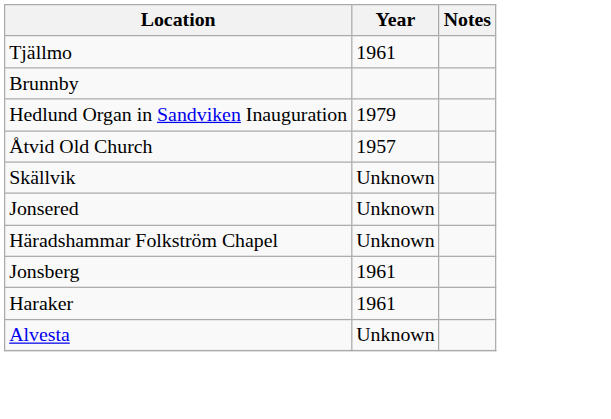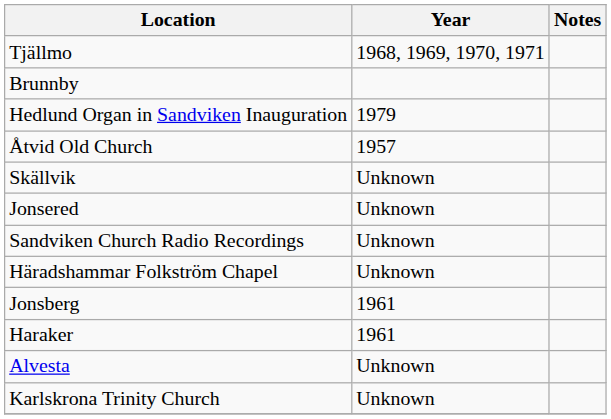(376, 51) 1961 -> (451, 51) 1968, 1969, 1970, 1971
+ row: (157, 240)
+ row: (114, 397)
